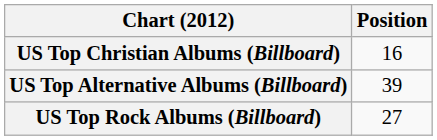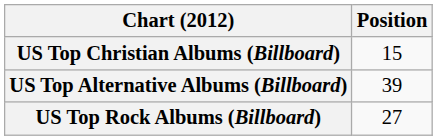(392, 53) 16 -> (392, 53) 15
